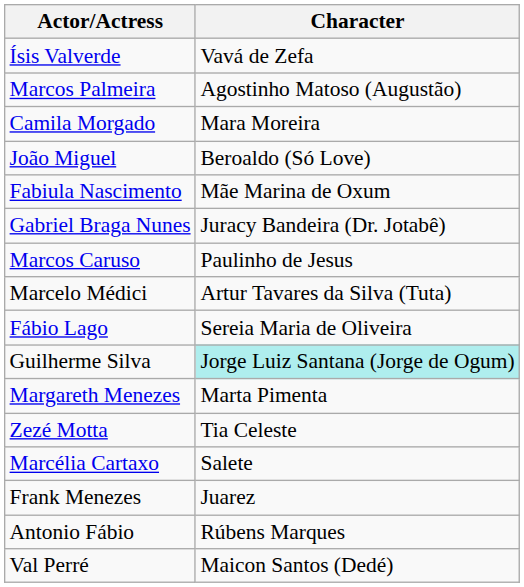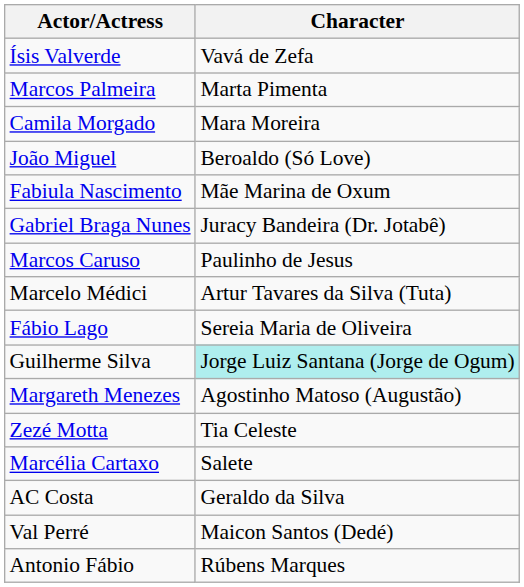(331, 89) Agostinho Matoso (Augustão) -> (264, 89) Marta Pimenta
(264, 395) Marta Pimenta -> (331, 395) Agostinho Matoso (Augustão)
- row: (75, 497)
+ row: (52, 497)
rows swapped: (72, 531) <-> (49, 565)
